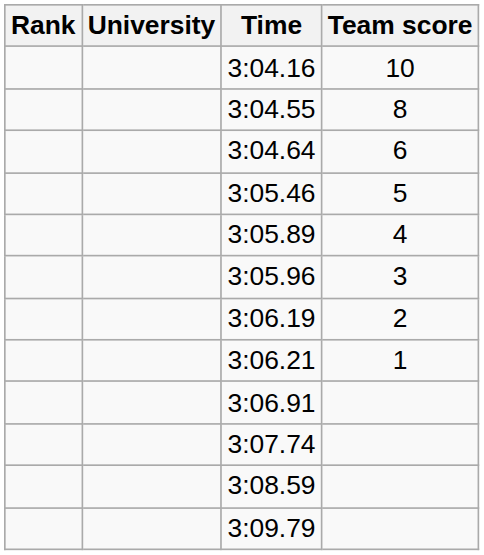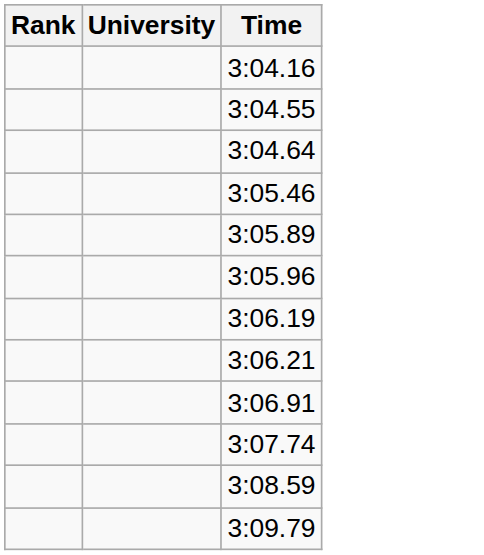- column: (400, 25)
